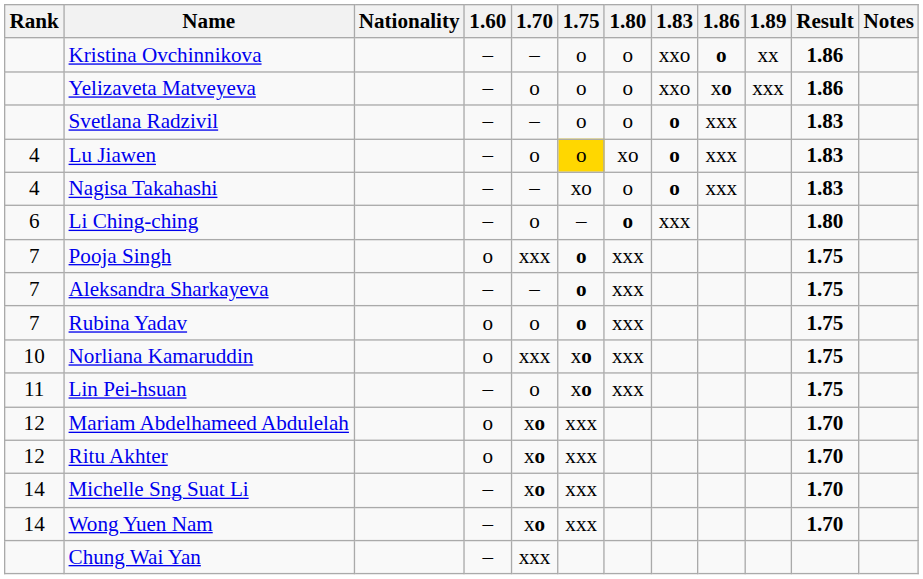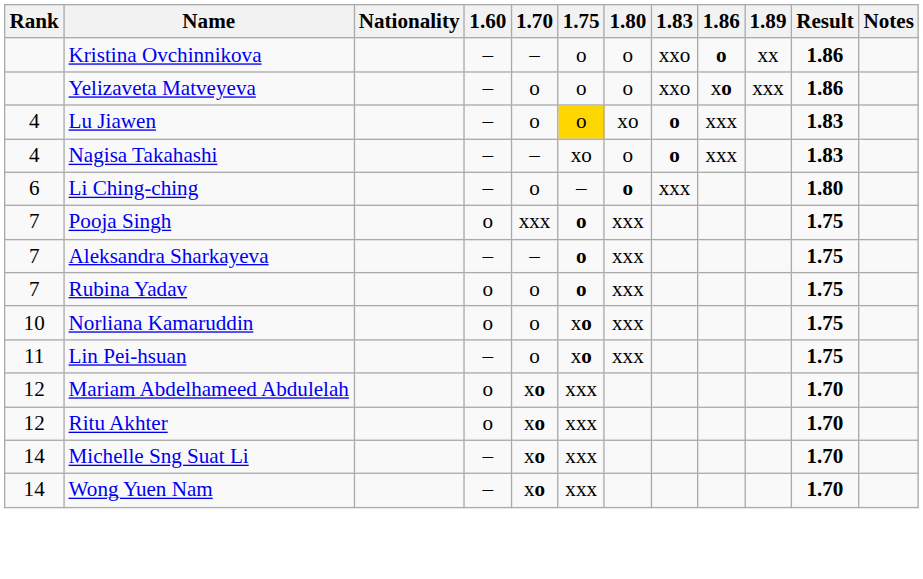- row: (143, 121)
(534, 356) xxx -> (534, 322) o
- row: (135, 557)
